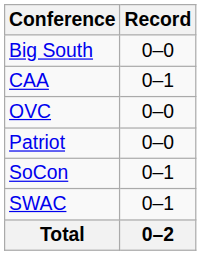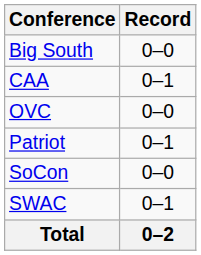(158, 142) 0–0 -> (158, 142) 0–1
(158, 173) 0–1 -> (158, 173) 0–0
